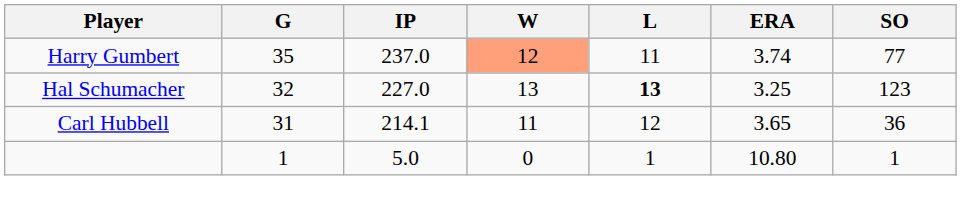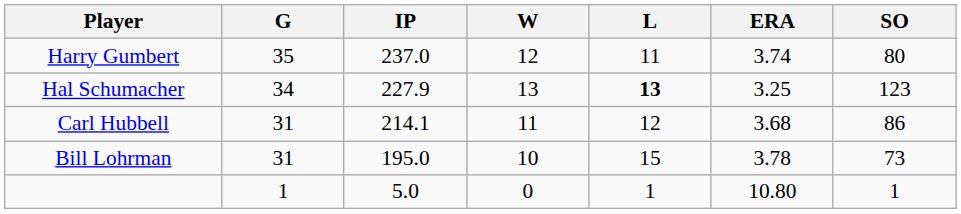(528, 55) lightsalmon background -> (528, 55) no background
(895, 55) 77 -> (895, 55) 80
(283, 89) 32 -> (283, 89) 34
(405, 89) 227.0 -> (405, 89) 227.9
(772, 123) 3.65 -> (772, 123) 3.68
(895, 123) 36 -> (895, 123) 86
+ row: (113, 157)
